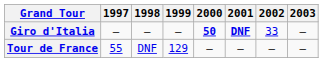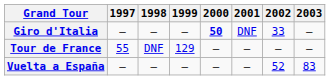(241, 31) bold -> (247, 31) normal
+ row: (56, 66)
